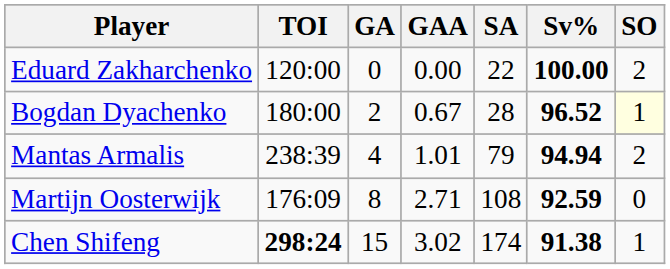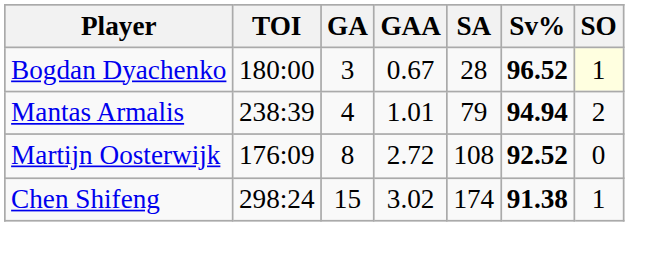- row: (132, 69)
(375, 112) 2 -> (347, 69) 3
(438, 198) 2.71 -> (411, 155) 2.72
(571, 198) 92.59 -> (537, 155) 92.52
(303, 241) bold -> (277, 198) normal
